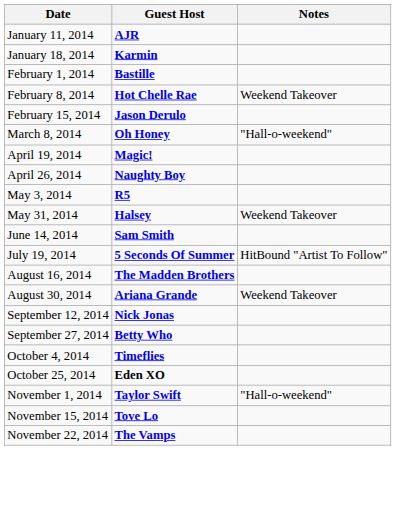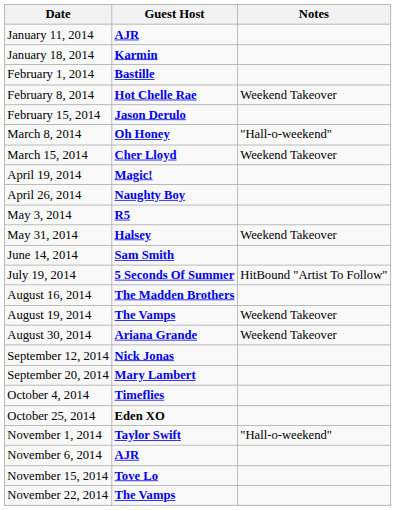+ row: (48, 154)
+ row: (49, 315)
+ row: (58, 375)
- row: (58, 335)
+ row: (55, 455)
